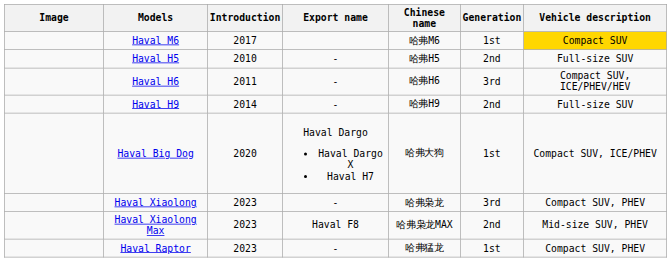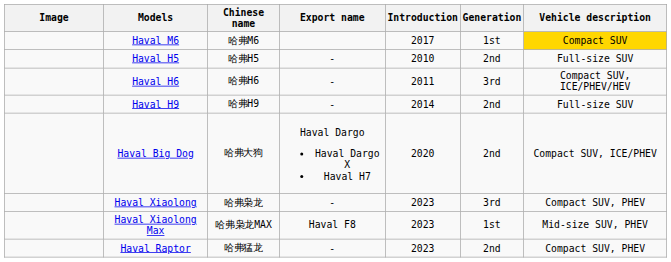columns swapped: (424, 18) <-> (245, 18)
(492, 153) 1st -> (492, 153) 2nd
(492, 225) 2nd -> (492, 225) 1st
(492, 248) 1st -> (492, 248) 2nd
